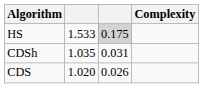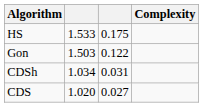(115, 33) lightgrey background -> (115, 33) no background
+ row: (18, 53)
(82, 53) 1.035 -> (82, 72) 1.034
(115, 72) 0.026 -> (115, 92) 0.027
